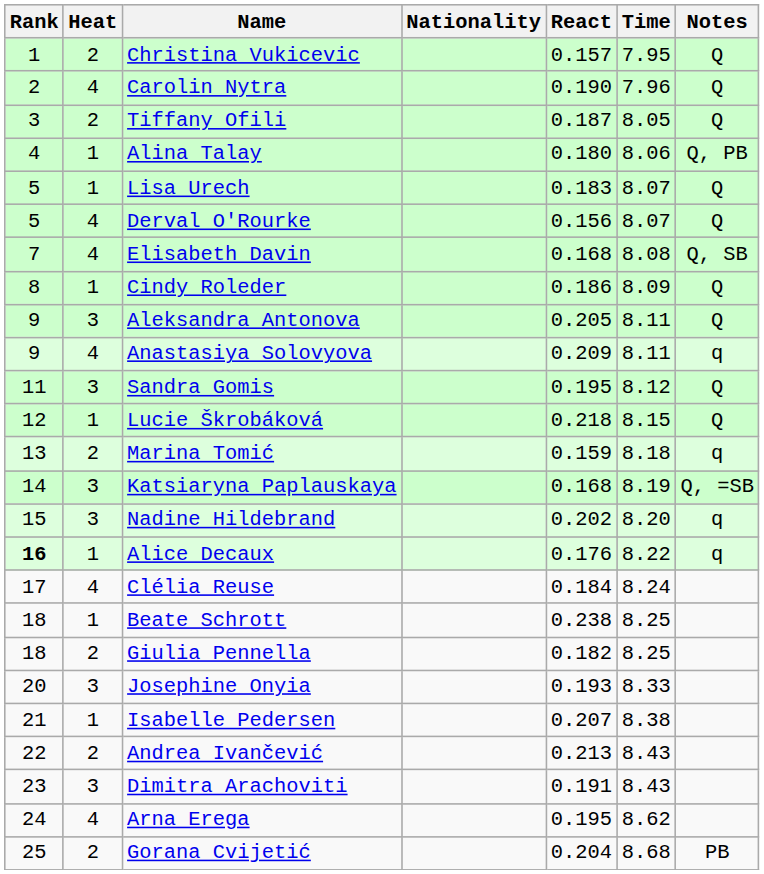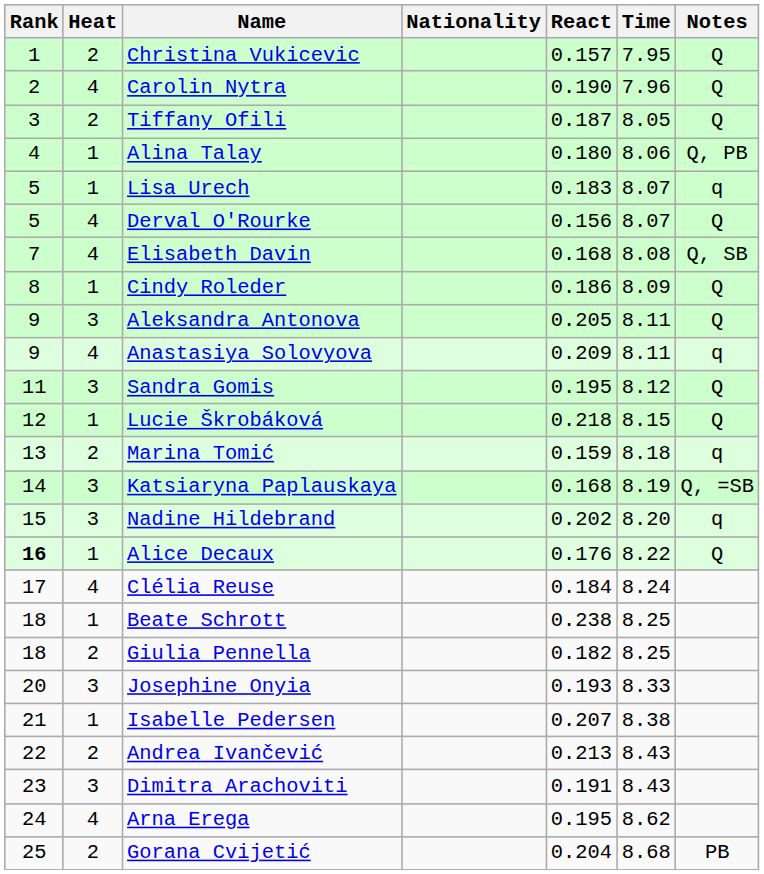(717, 188) Q -> (717, 188) q
(717, 554) q -> (717, 554) Q
